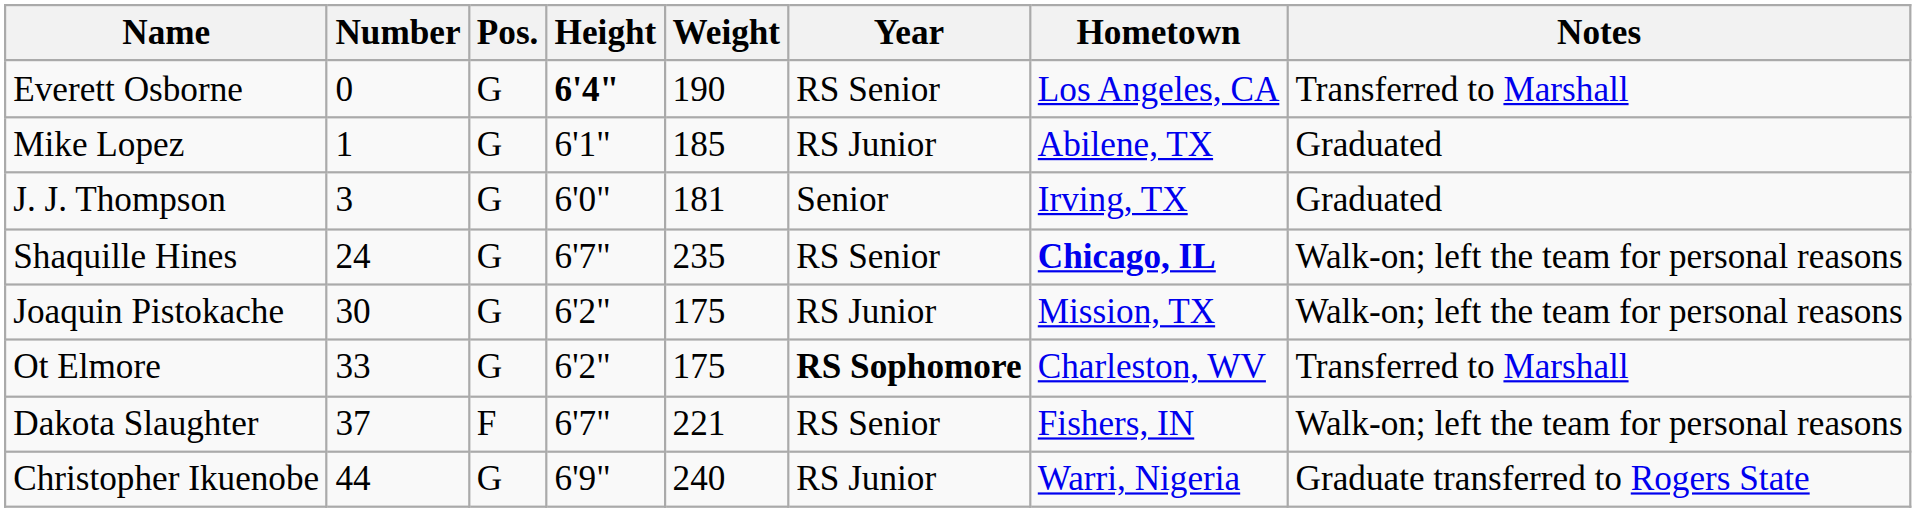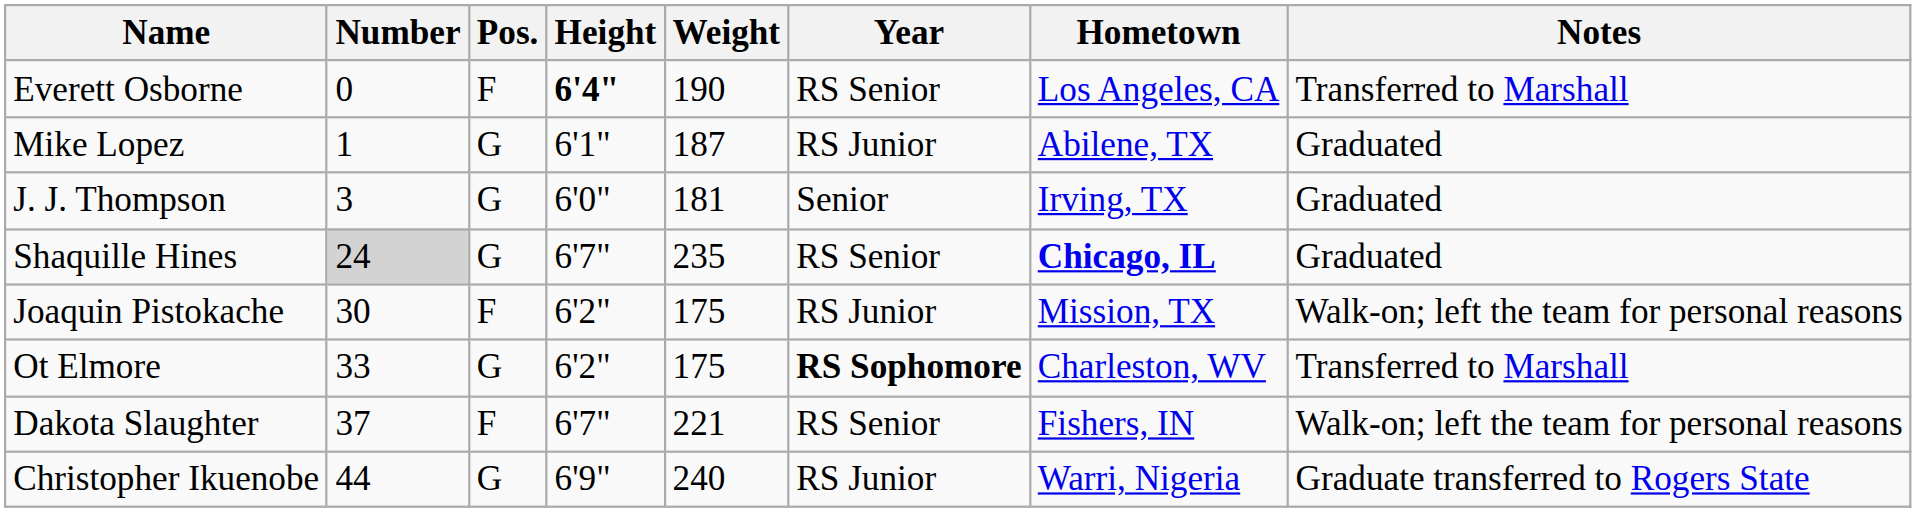(490, 88) G -> (487, 88) F
(699, 144) 185 -> (699, 144) 187
(353, 255) no background -> (353, 255) lightgrey background
(1599, 255) Walk-on; left the team for personal reasons -> (1369, 255) Graduated
(490, 311) G -> (487, 311) F
